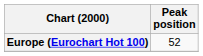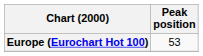(174, 42) 52 -> (174, 42) 53
